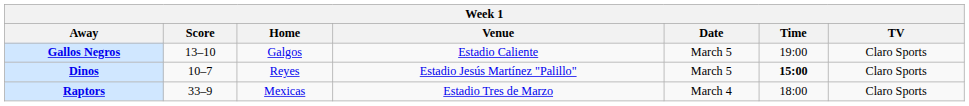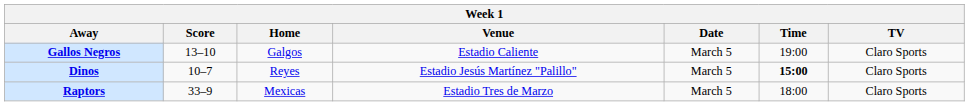(711, 91) March 4 -> (711, 91) March 5
